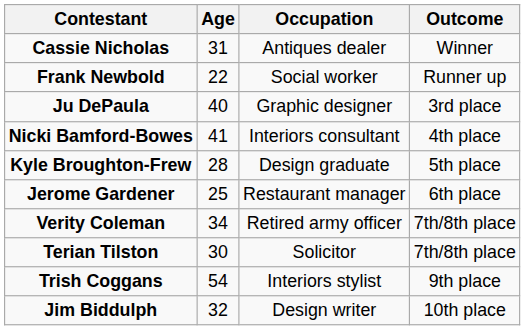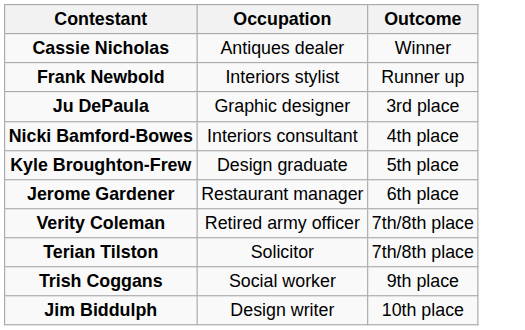- column: (218, 19)
(324, 77) Social worker -> (282, 77) Interiors stylist
(324, 281) Interiors stylist -> (282, 281) Social worker
